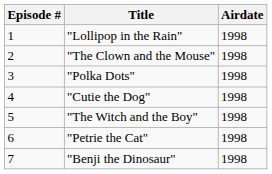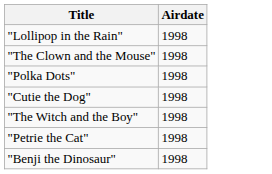- column: (34, 14)
